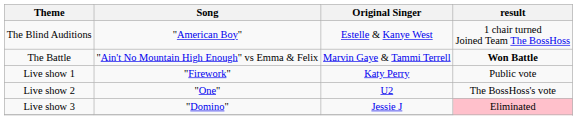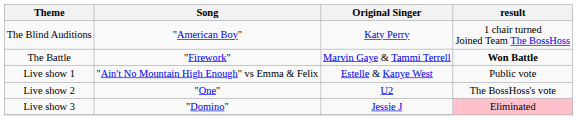(387, 35) Estelle & Kanye West -> (387, 35) Katy Perry
(207, 57) "Ain't No Mountain High Enough" vs Emma & Felix -> (207, 57) "Firework"
(207, 73) "Firework" -> (207, 73) "Ain't No Mountain High Enough" vs Emma & Felix
(387, 73) Katy Perry -> (387, 73) Estelle & Kanye West
